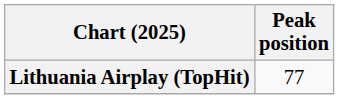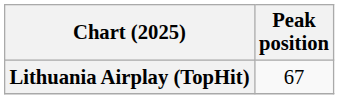(294, 76) 77 -> (294, 76) 67
